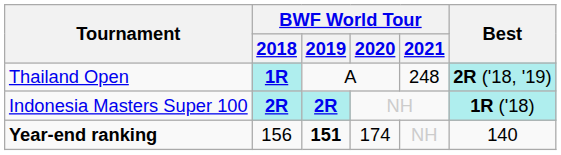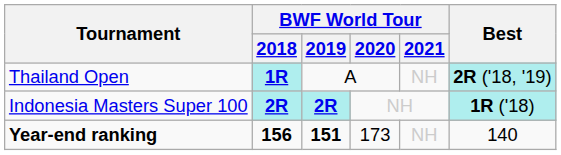(424, 77) 248 -> (424, 77) NH
(277, 135) normal -> (277, 135) bold
(375, 135) 174 -> (375, 135) 173
